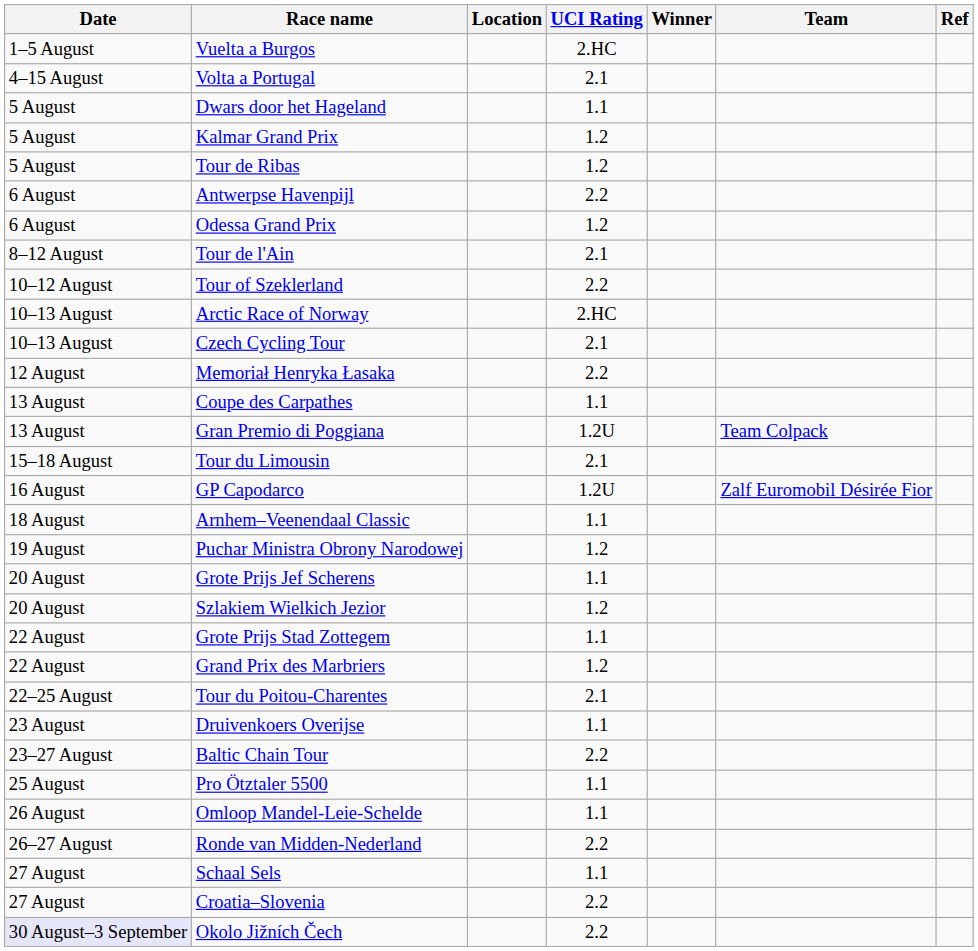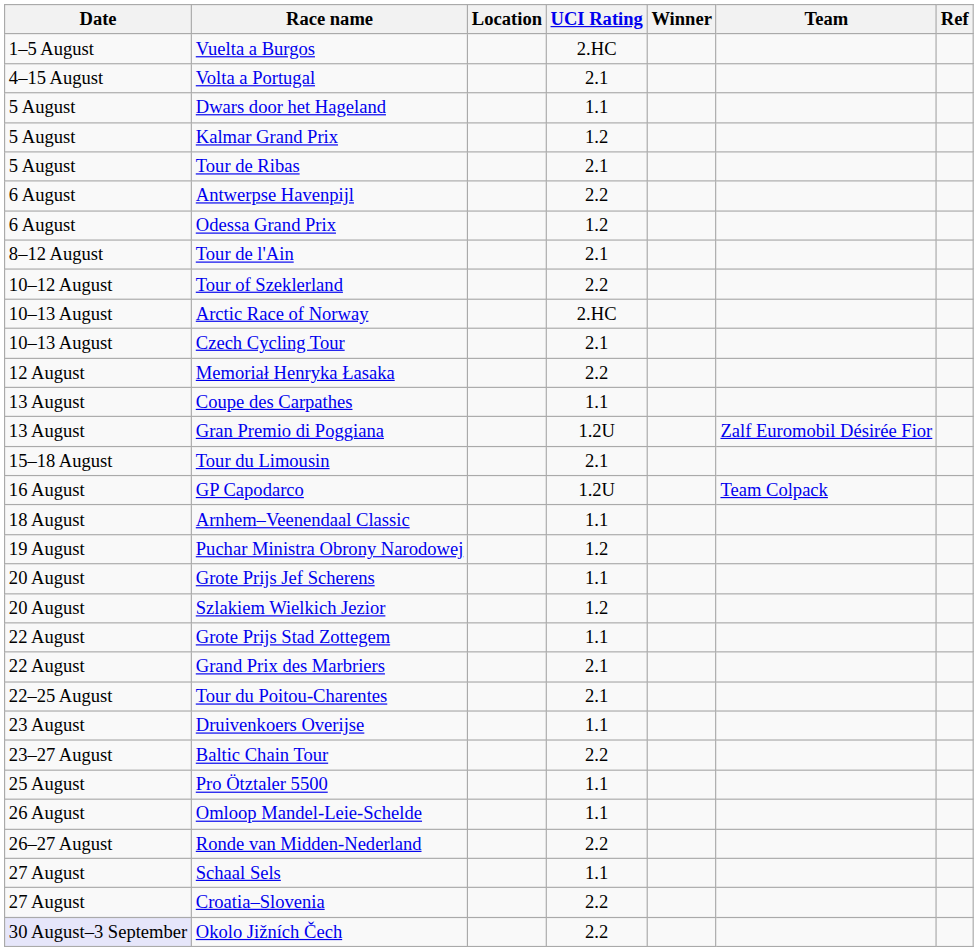(597, 166) 1.2 -> (597, 166) 2.1
(774, 431) Team Colpack -> (826, 431) Zalf Euromobil Désirée Fior
(826, 490) Zalf Euromobil Désirée Fior -> (774, 490) Team Colpack
(597, 666) 1.2 -> (597, 666) 2.1
